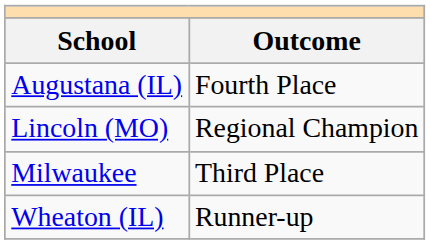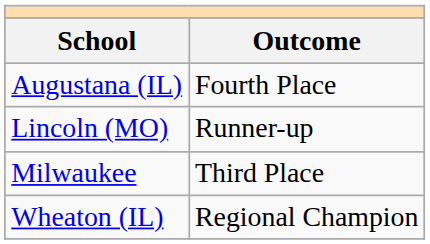(307, 128) Regional Champion -> (254, 128) Runner-up
(254, 216) Runner-up -> (307, 216) Regional Champion
